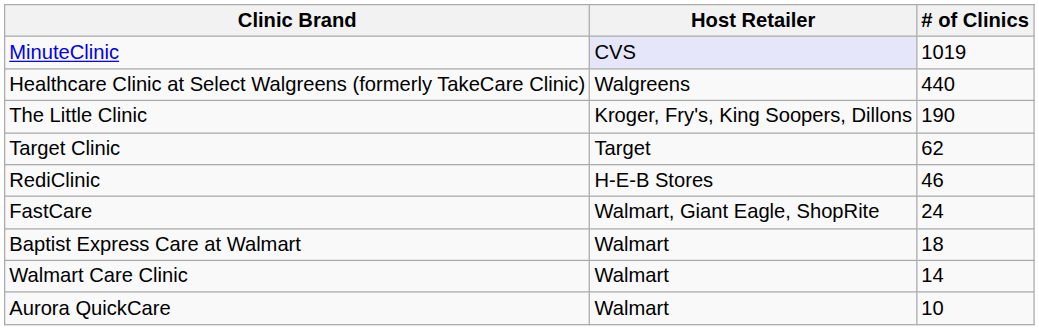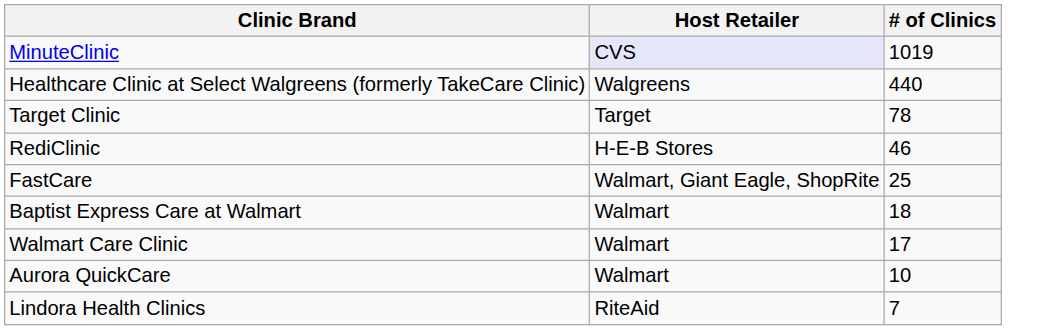- row: (78, 116)
(933, 148) 62 -> (900, 116) 78
(933, 212) 24 -> (900, 180) 25
(933, 276) 14 -> (900, 244) 17
+ row: (107, 308)
